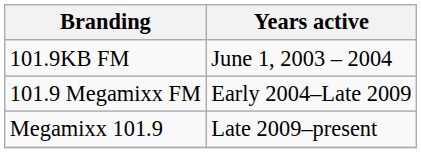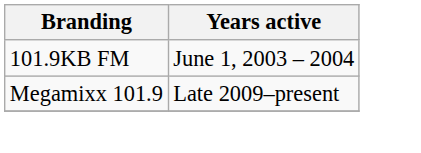- row: (105, 93)
